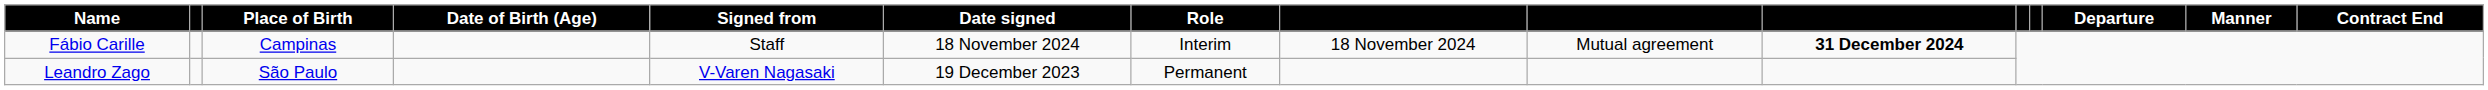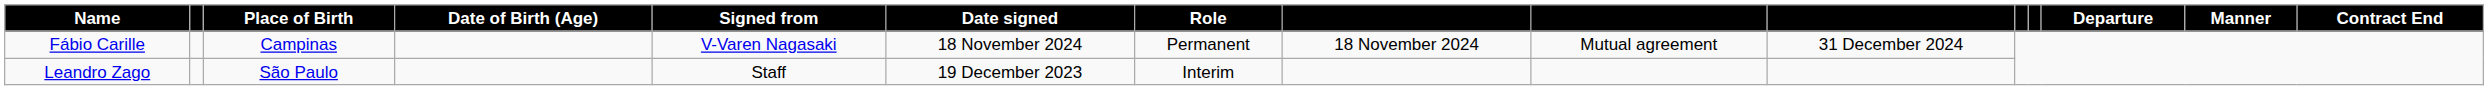(767, 44) Staff -> (769, 44) V-Varen Nagasaki
(1205, 44) Interim -> (1208, 44) Permanent
(1889, 44) bold -> (1891, 44) normal
(767, 71) V-Varen Nagasaki -> (769, 71) Staff
(1205, 71) Permanent -> (1208, 71) Interim
